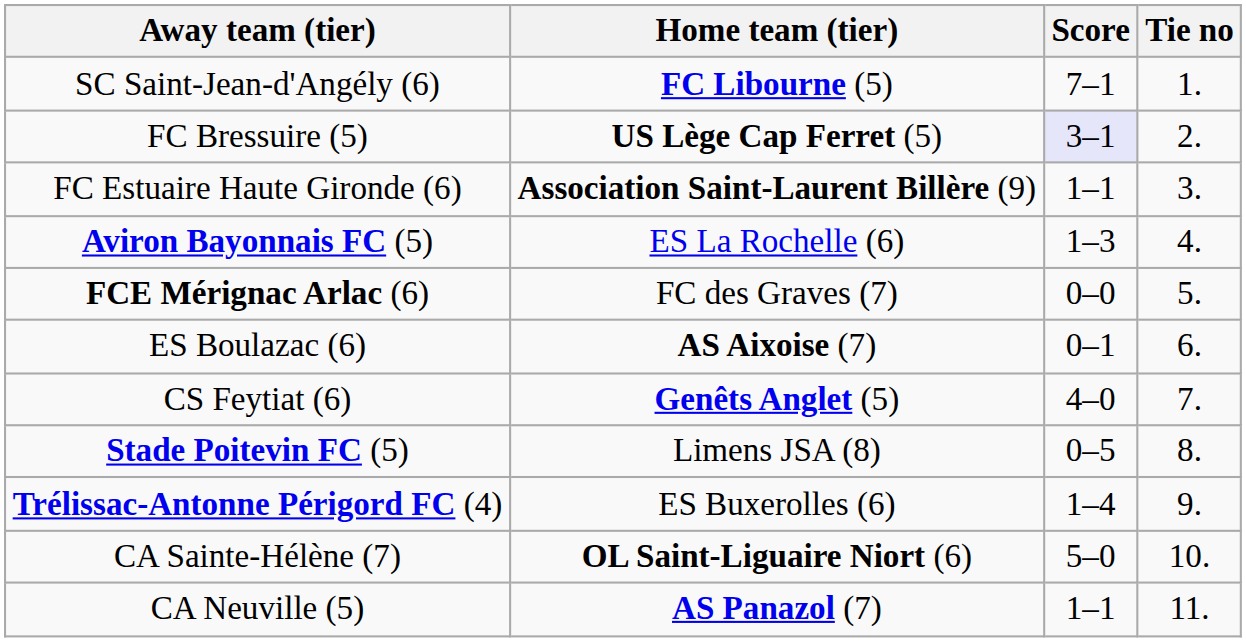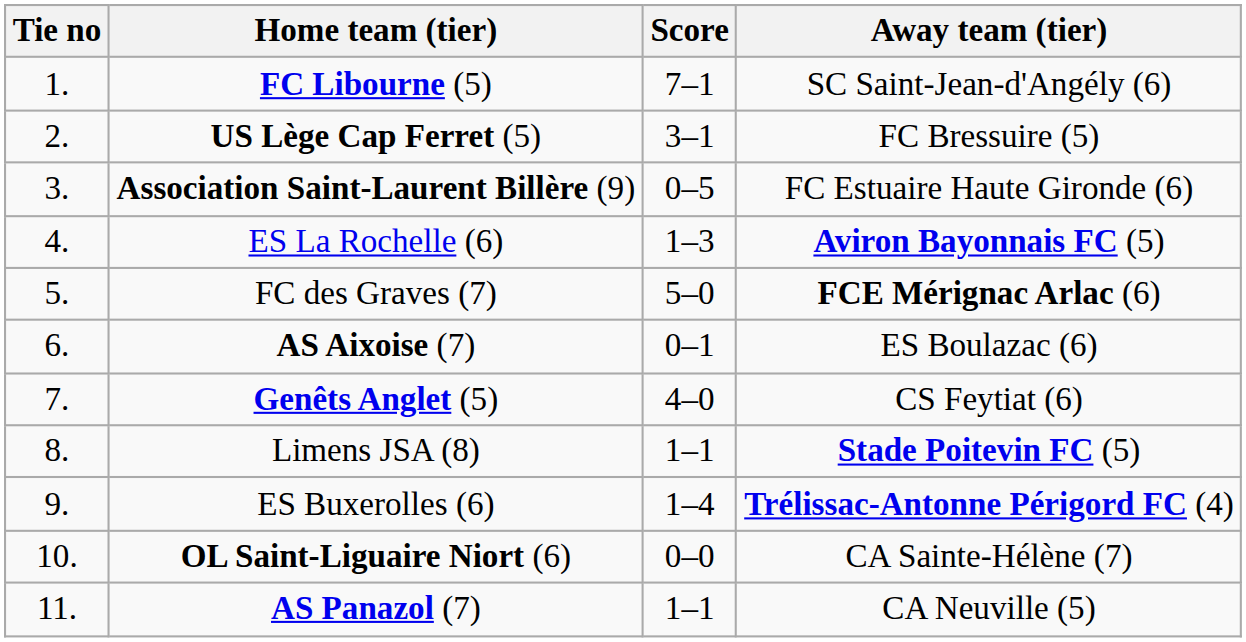columns swapped: (1190, 30) <-> (257, 30)
(1091, 135) lavender background -> (690, 135) no background
(1091, 188) 1–1 -> (690, 188) 0–5
(1091, 293) 0–0 -> (690, 293) 5–0
(1091, 450) 0–5 -> (690, 450) 1–1
(1091, 556) 5–0 -> (690, 556) 0–0
